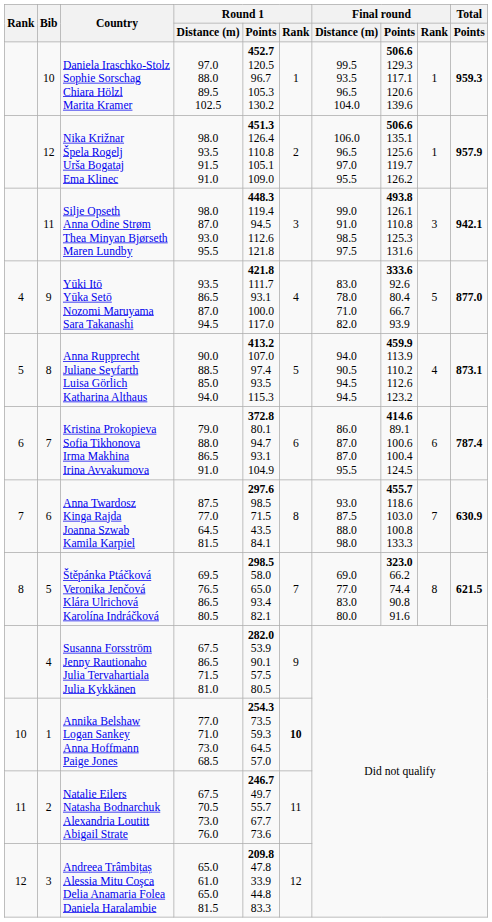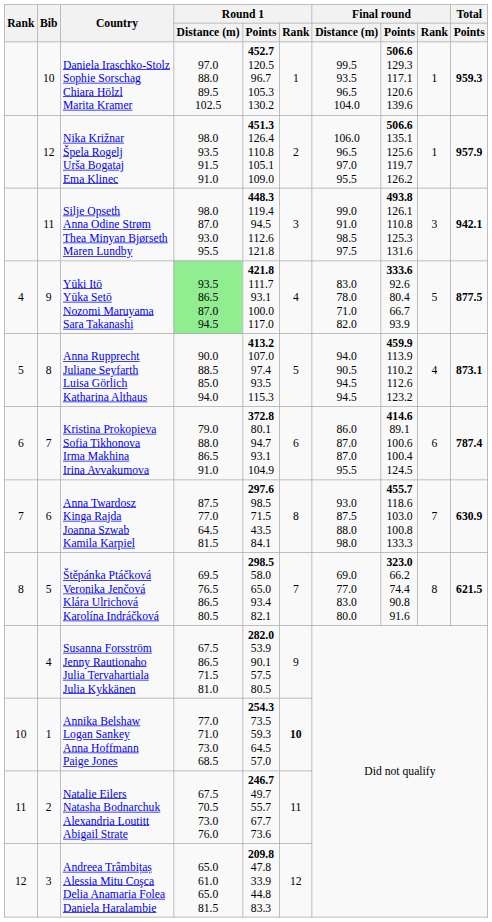(208, 303) no background -> (208, 303) lightgreen background
(469, 296) 877.0 -> (469, 296) 877.5
